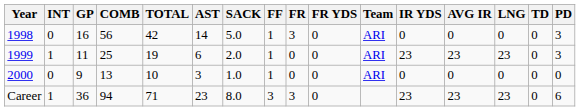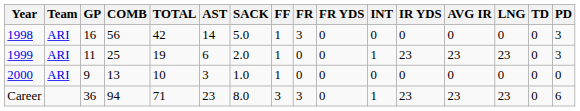columns swapped: (378, 14) <-> (59, 14)
